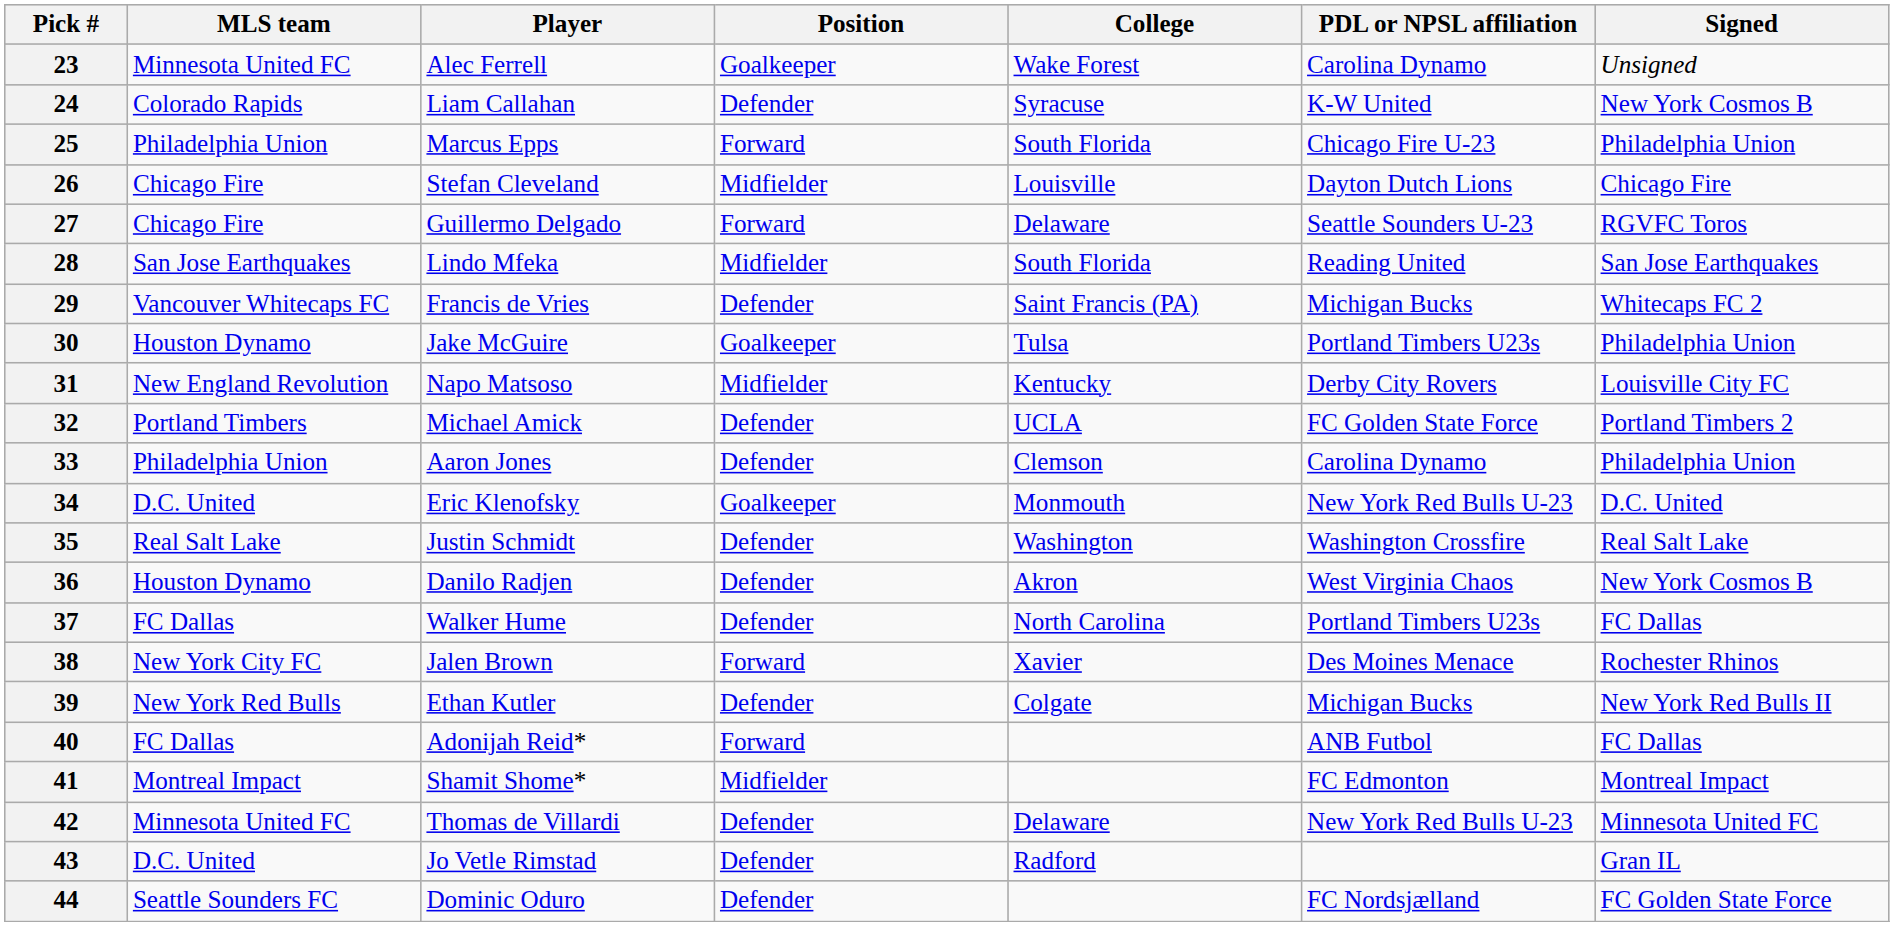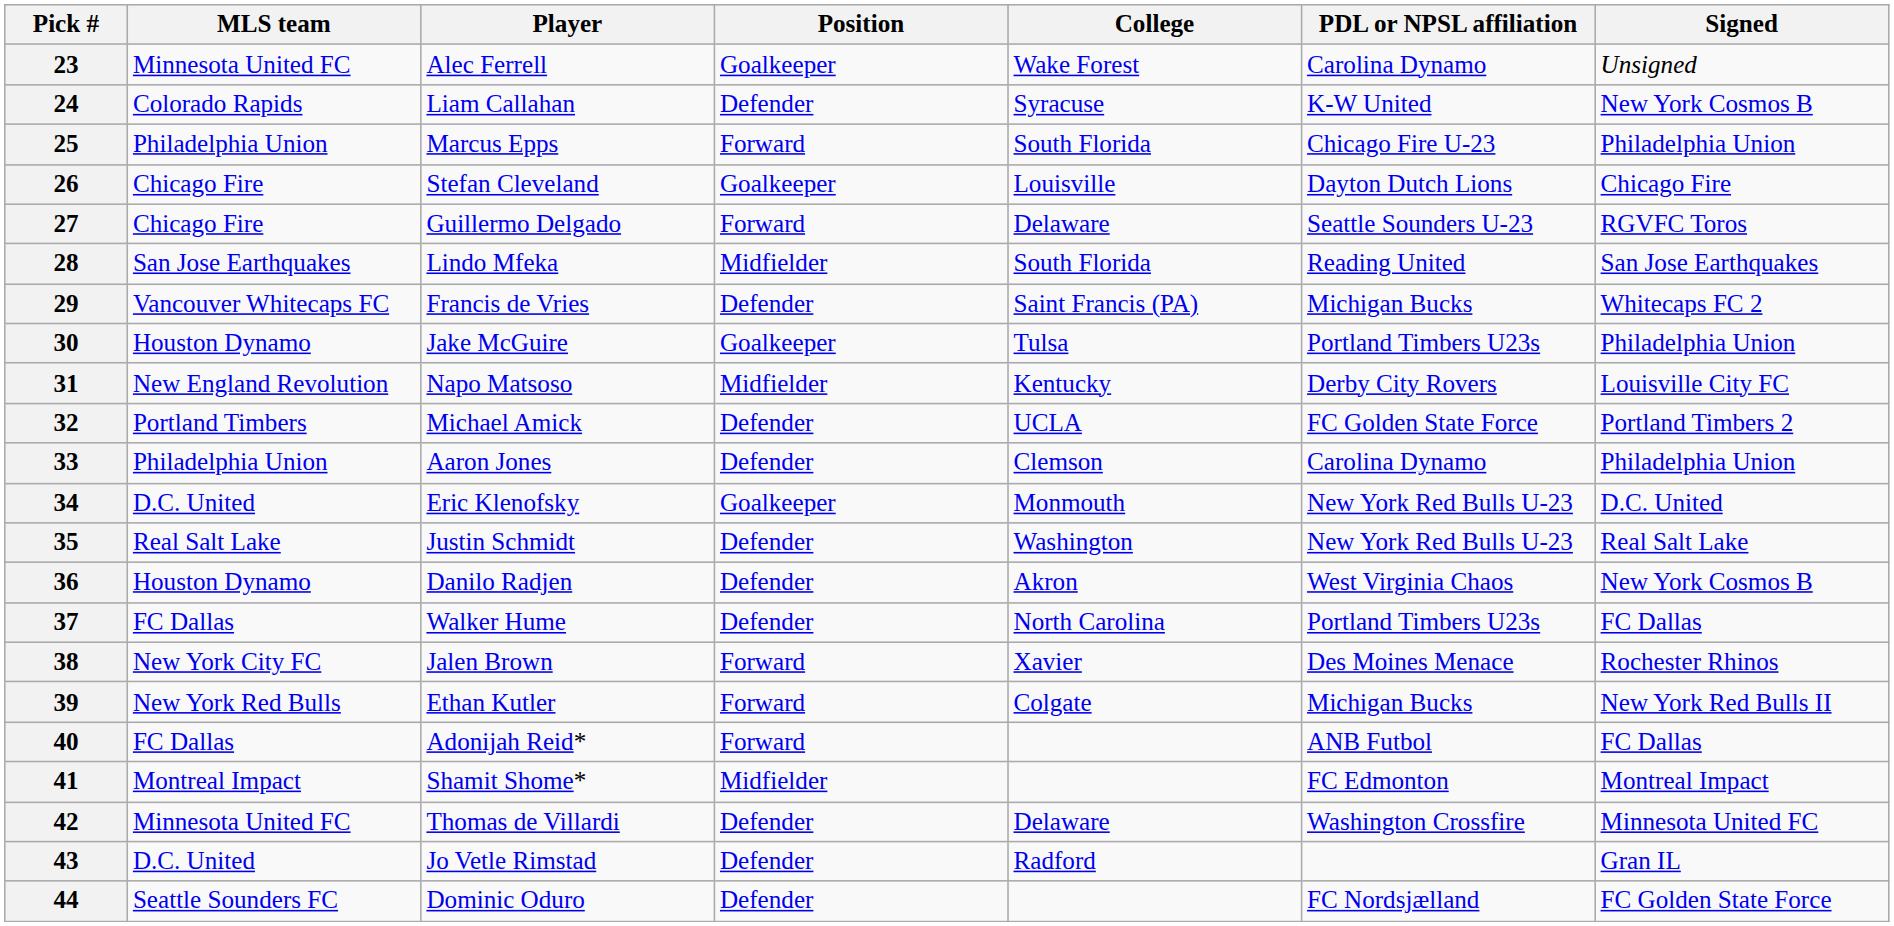(774, 183) Midfielder -> (778, 183) Goalkeeper
(1416, 542) Washington Crossfire -> (1440, 542) New York Red Bulls U-23
(767, 701) Defender -> (763, 701) Forward
(1440, 821) New York Red Bulls U-23 -> (1416, 821) Washington Crossfire
